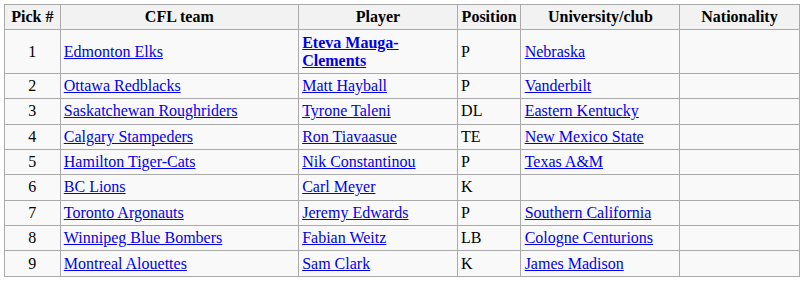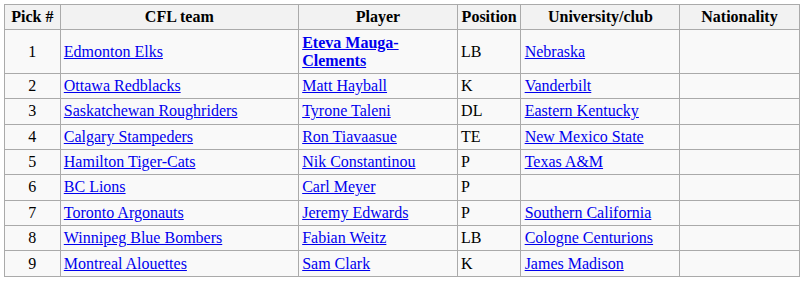(466, 51) P -> (471, 51) LB
(466, 85) P -> (467, 85) K
(467, 187) K -> (466, 187) P
